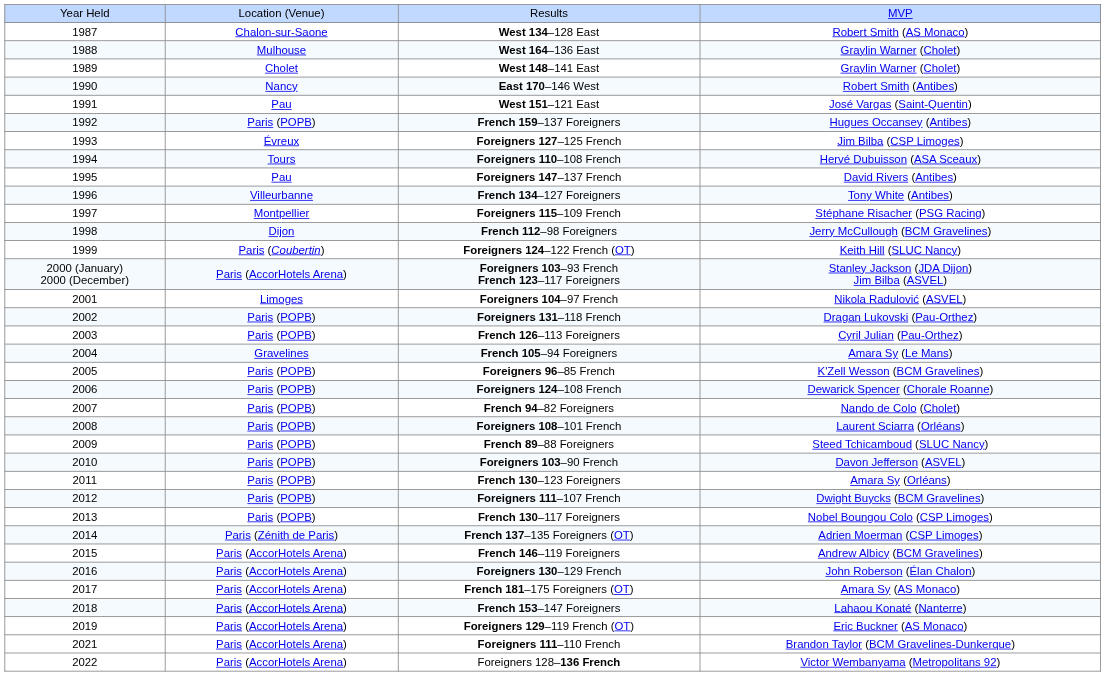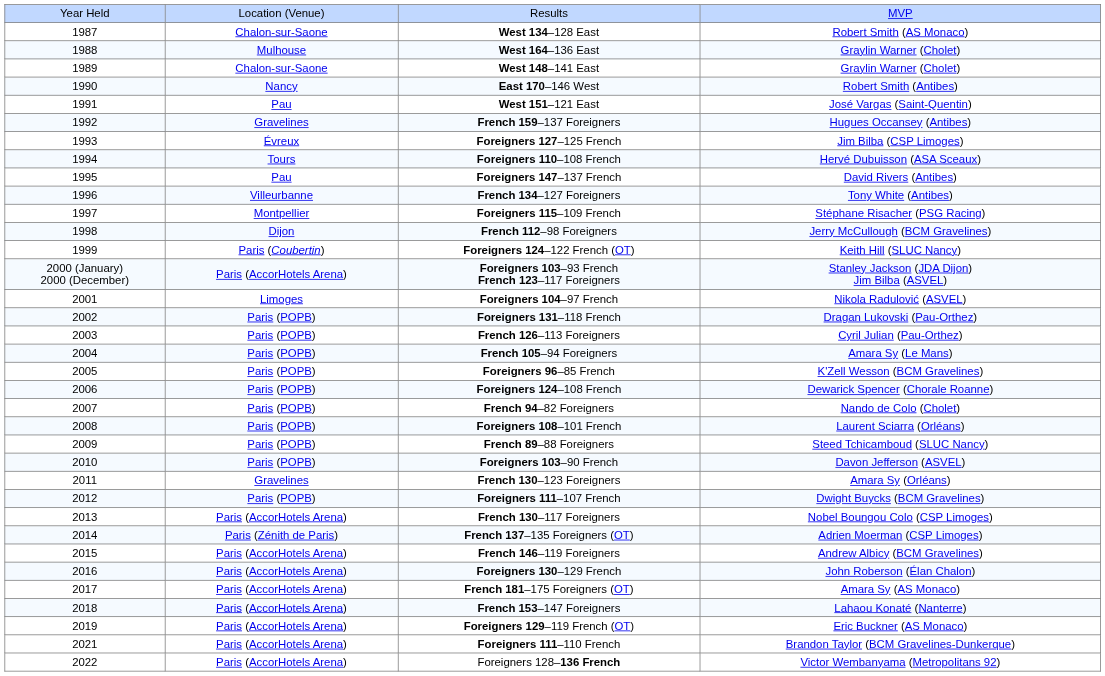(281, 68) Cholet -> (281, 68) Chalon-sur-Saone
(281, 123) Paris (POPB) -> (281, 123) Gravelines
(281, 353) Gravelines -> (281, 353) Paris (POPB)
(281, 480) Paris (POPB) -> (281, 480) Gravelines
(281, 517) Paris (POPB) -> (281, 517) Paris (AccorHotels Arena)
